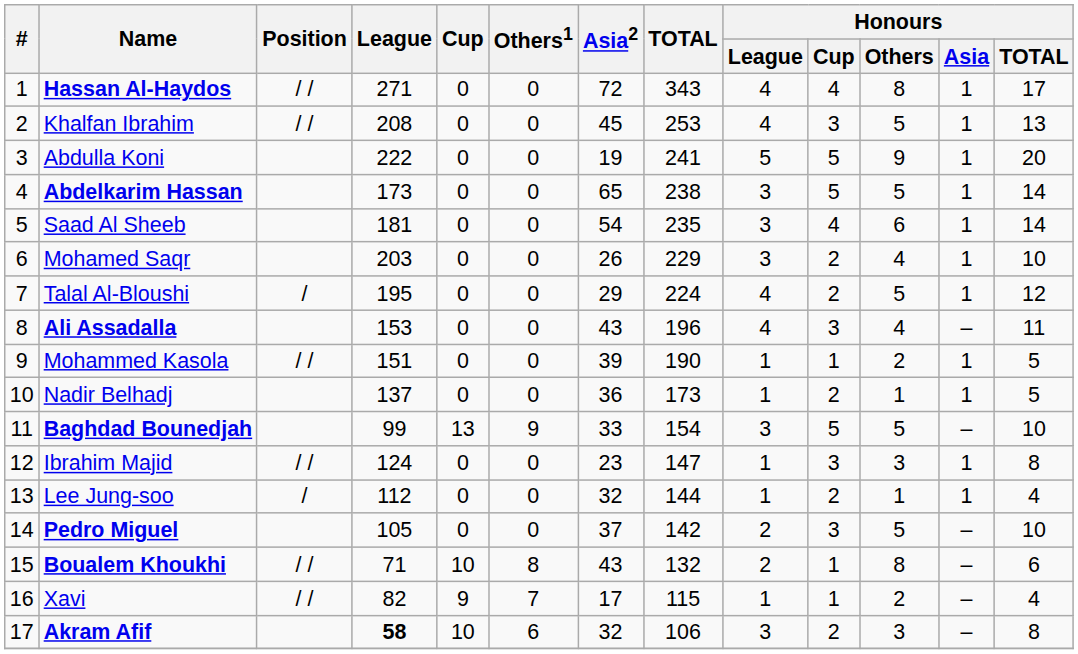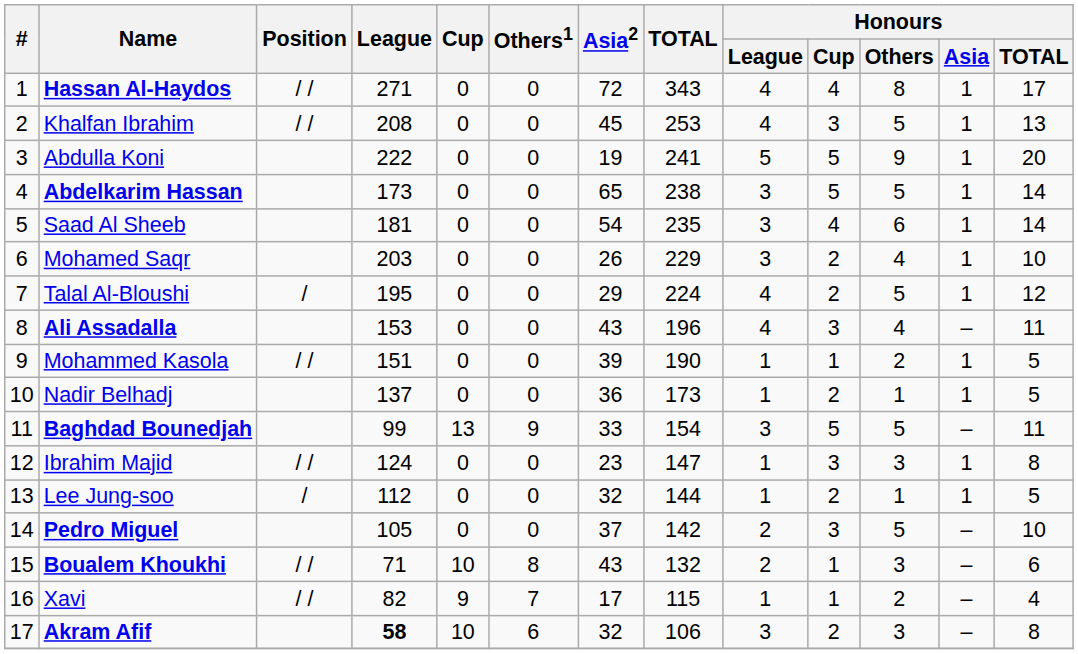(1034, 429) 10 -> (1034, 429) 11
(1034, 497) 4 -> (1034, 497) 5
(899, 564) 8 -> (899, 564) 3
